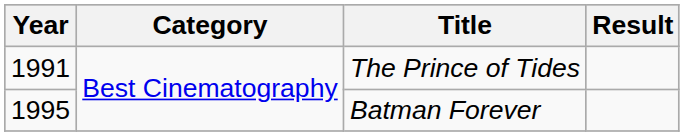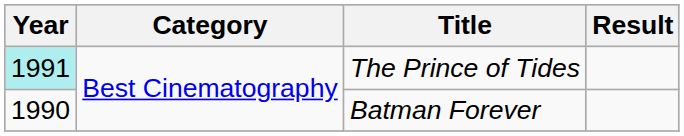(40, 67) no background -> (40, 67) paleturquoise background
(40, 109) 1995 -> (40, 109) 1990
